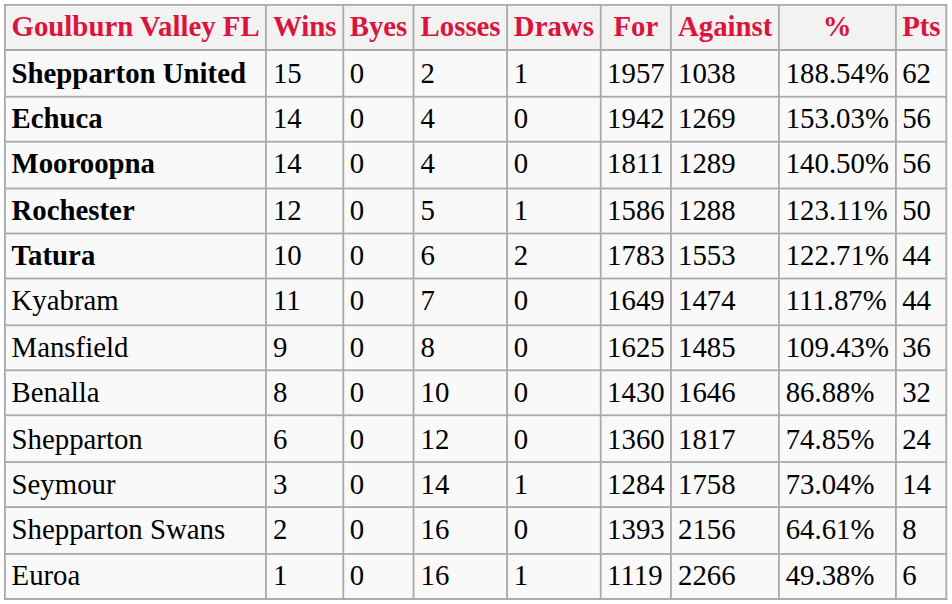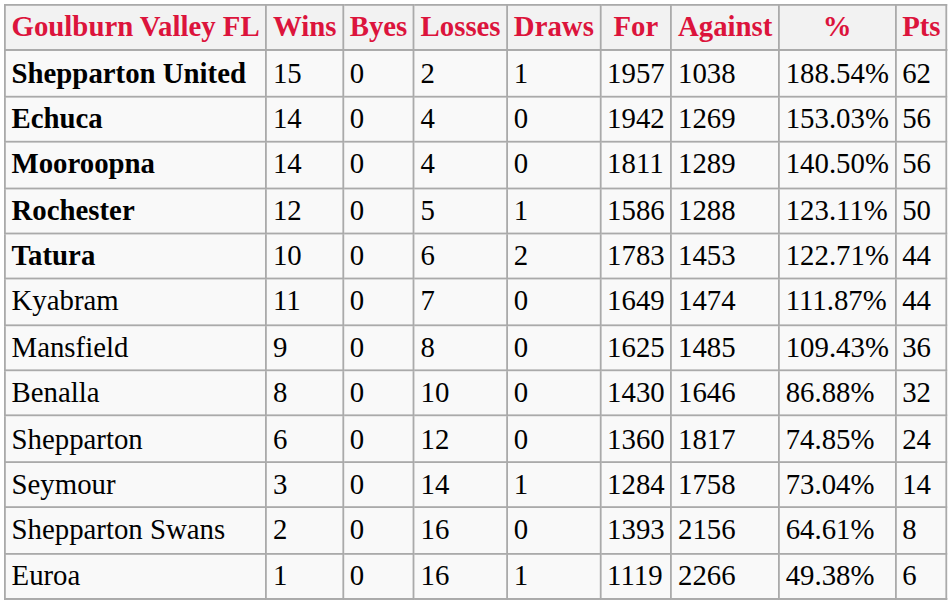(707, 255) 1553 -> (707, 255) 1453
